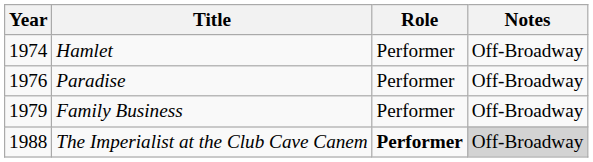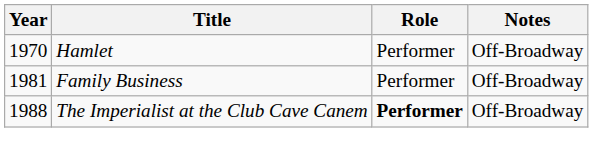(28, 50) 1974 -> (28, 50) 1970
- row: (91, 80)
(28, 111) 1979 -> (28, 80) 1981
(528, 141) lightgrey background -> (528, 111) no background
